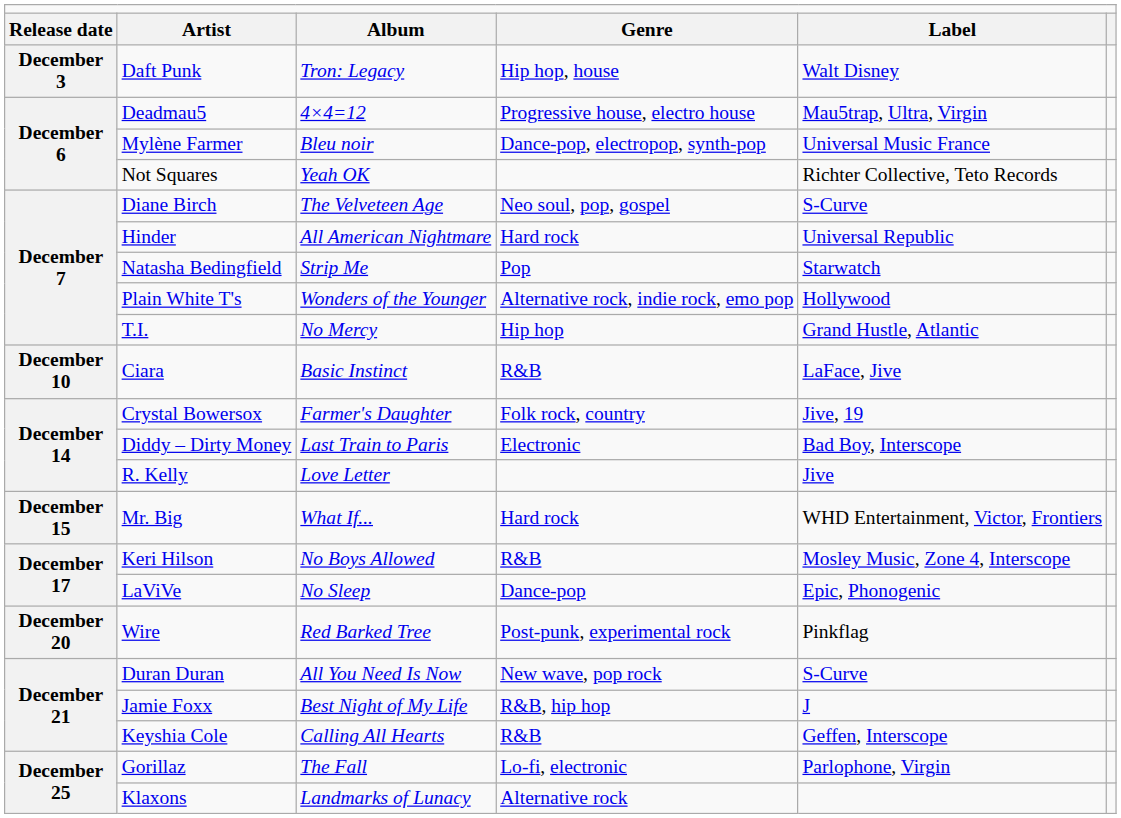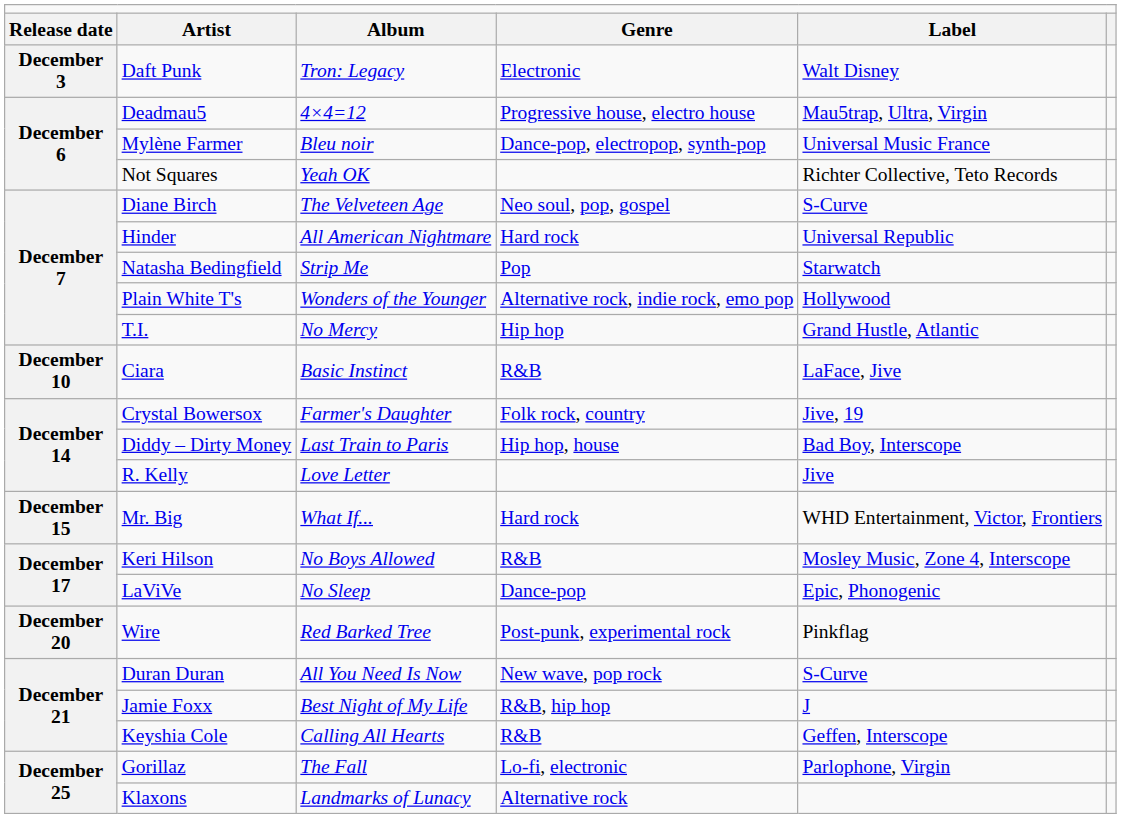(560, 70) Hip hop, house -> (540, 70) Electronic
(540, 444) Electronic -> (560, 444) Hip hop, house
